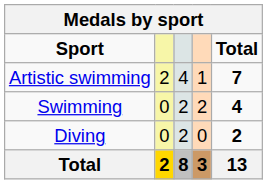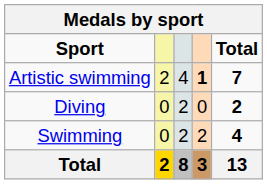(202, 78) normal -> (202, 78) bold
rows swapped: (80, 107) <-> (80, 136)
